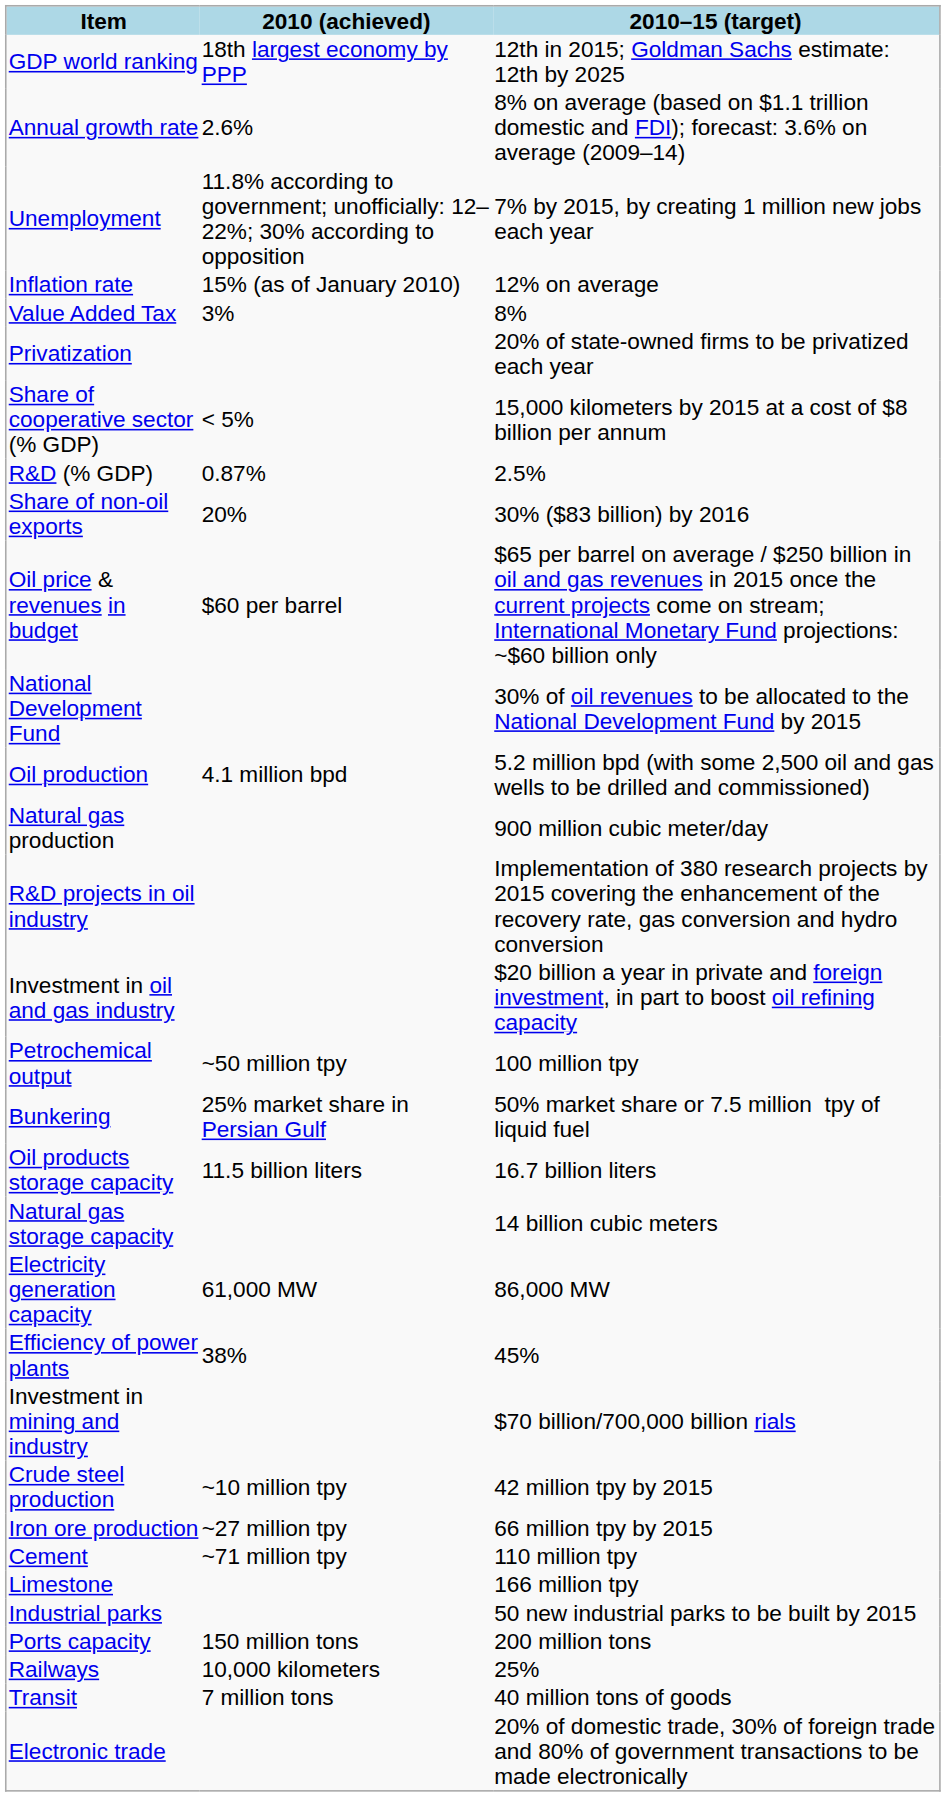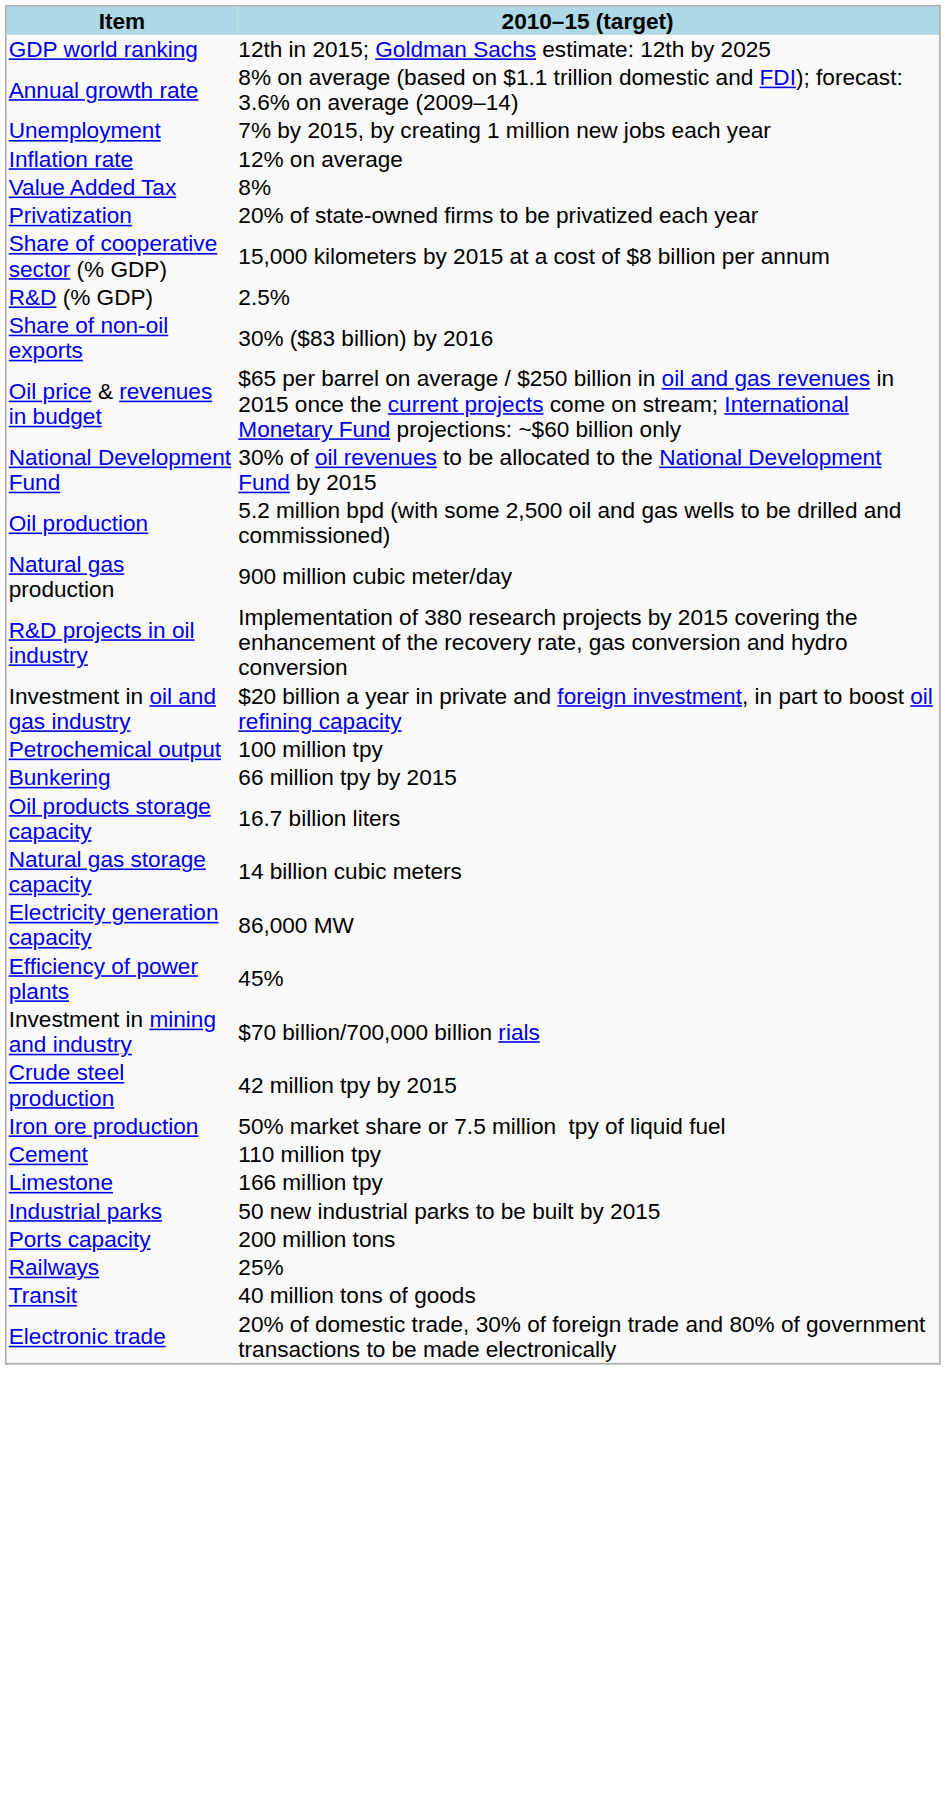- column: (346, 21)
(687, 1117) 50% market share or 7.5 million tpy of liquid fuel -> (348, 778) 66 million tpy by 2015
(604, 1528) 66 million tpy by 2015 -> (482, 1127) 50% market share or 7.5 million tpy of liquid fuel
